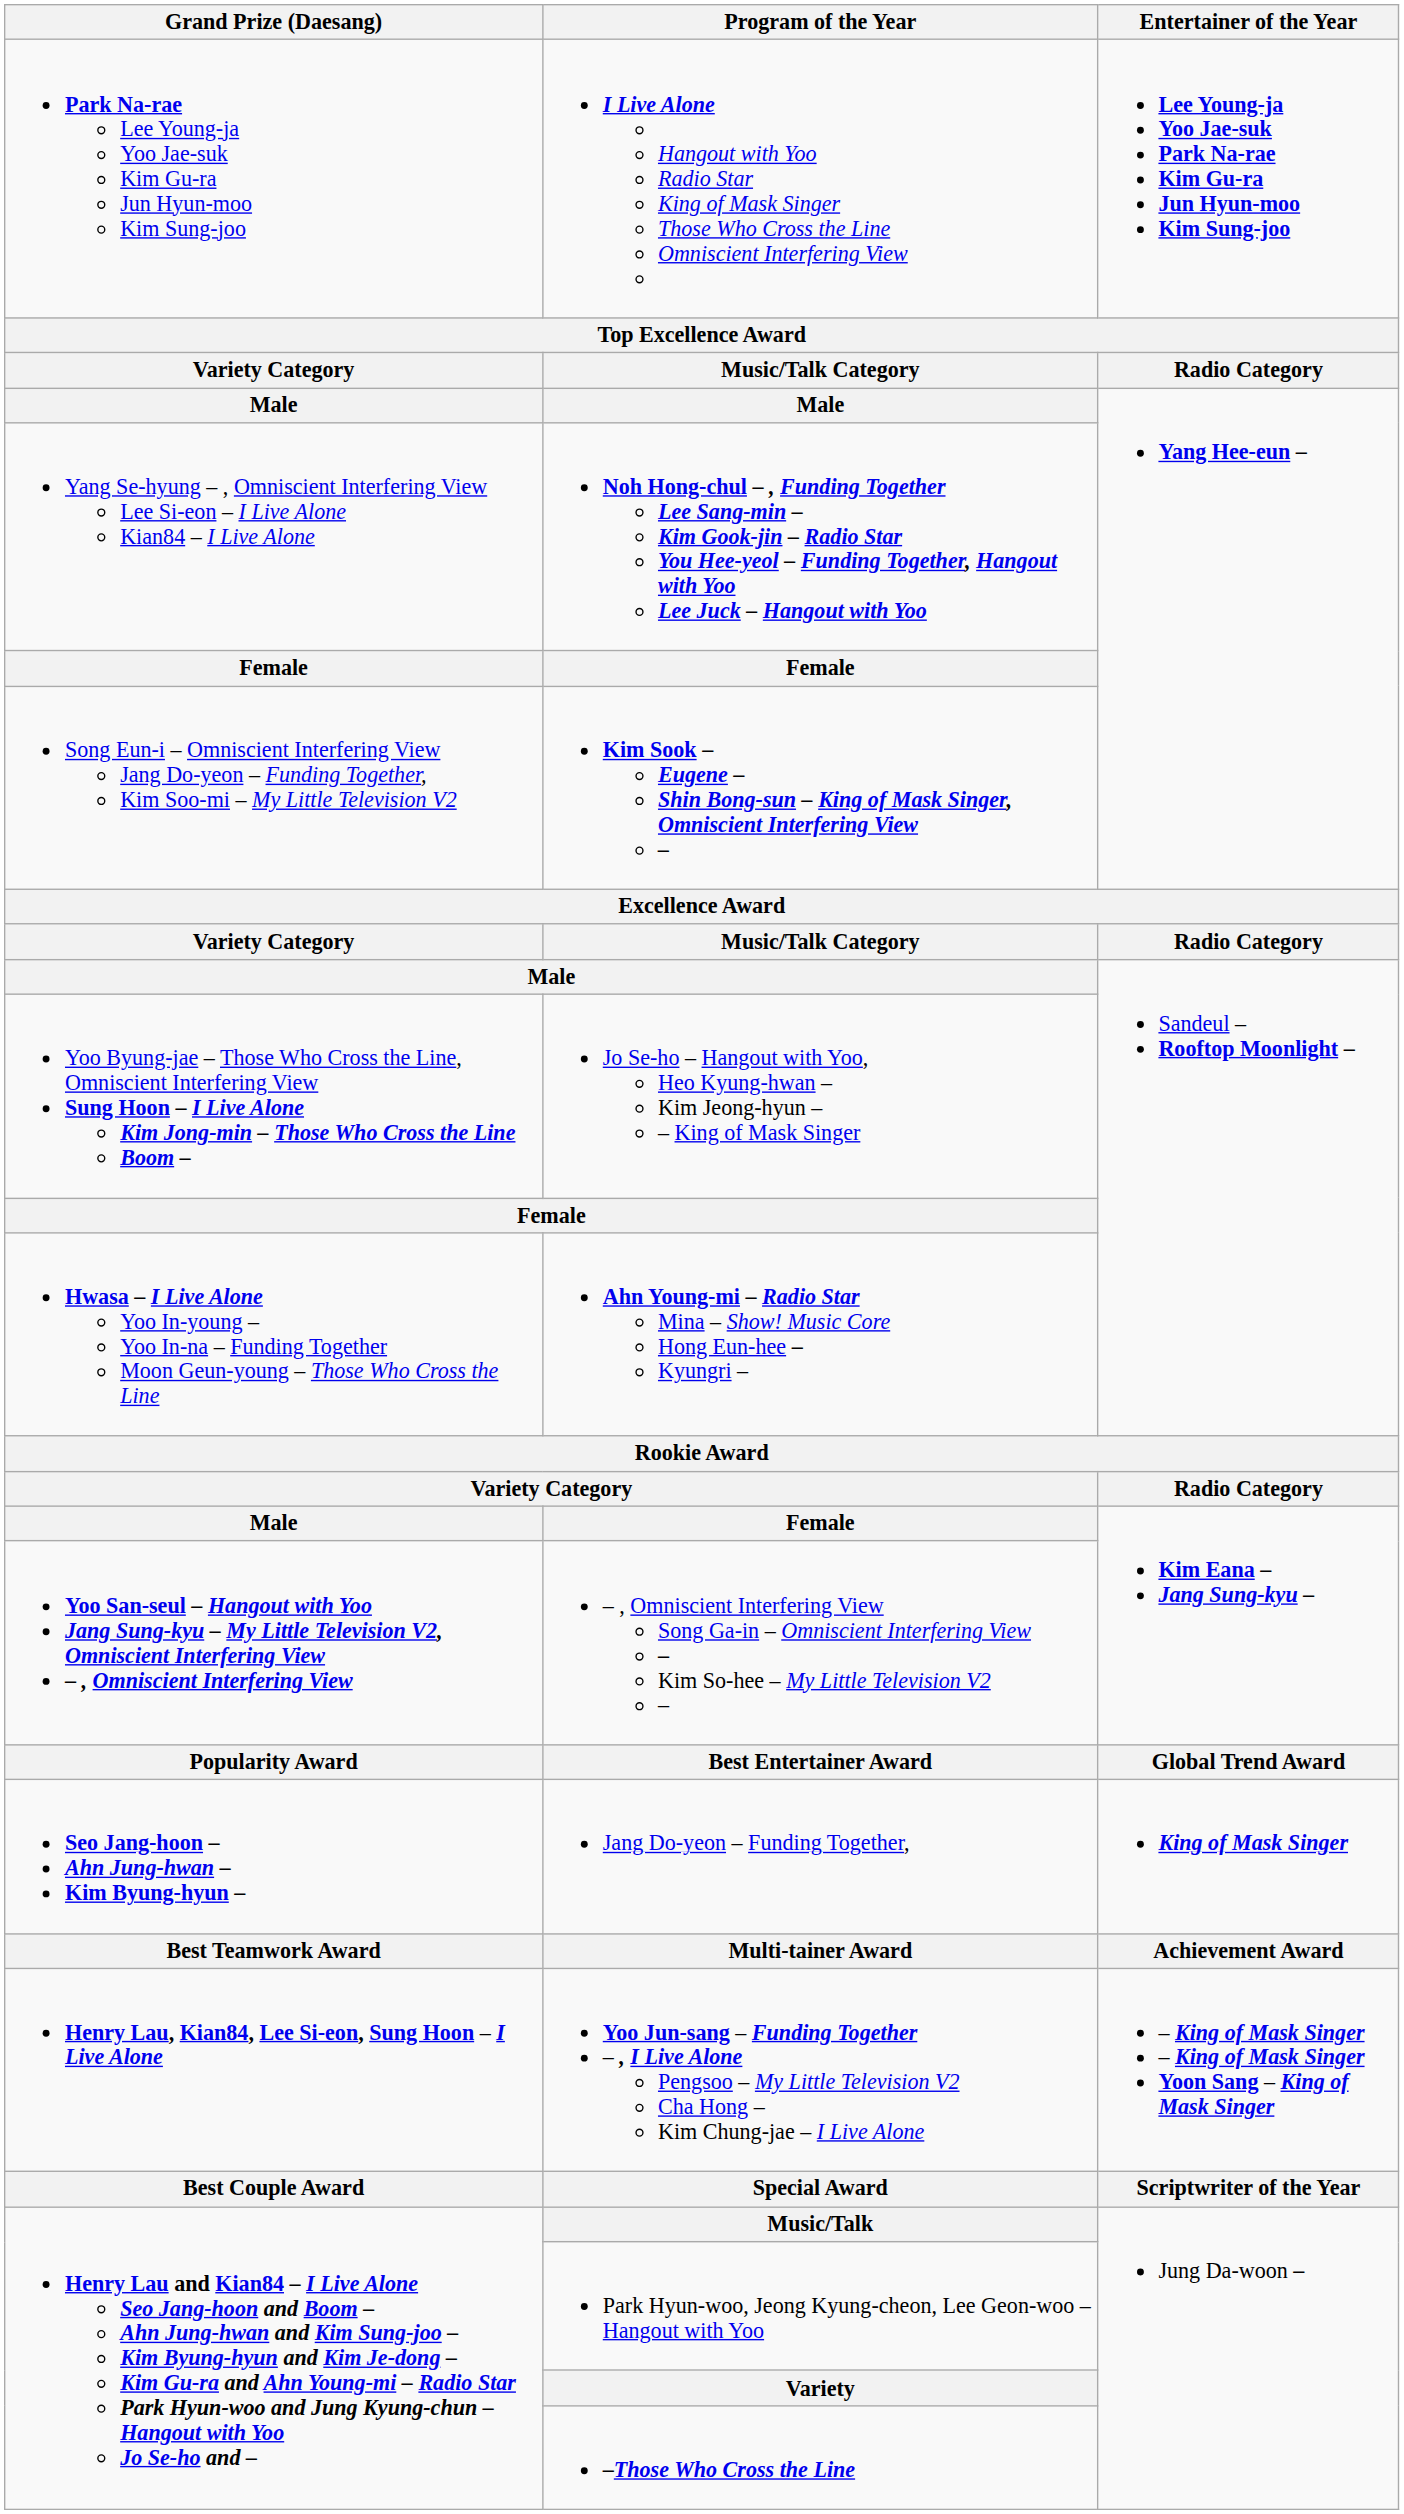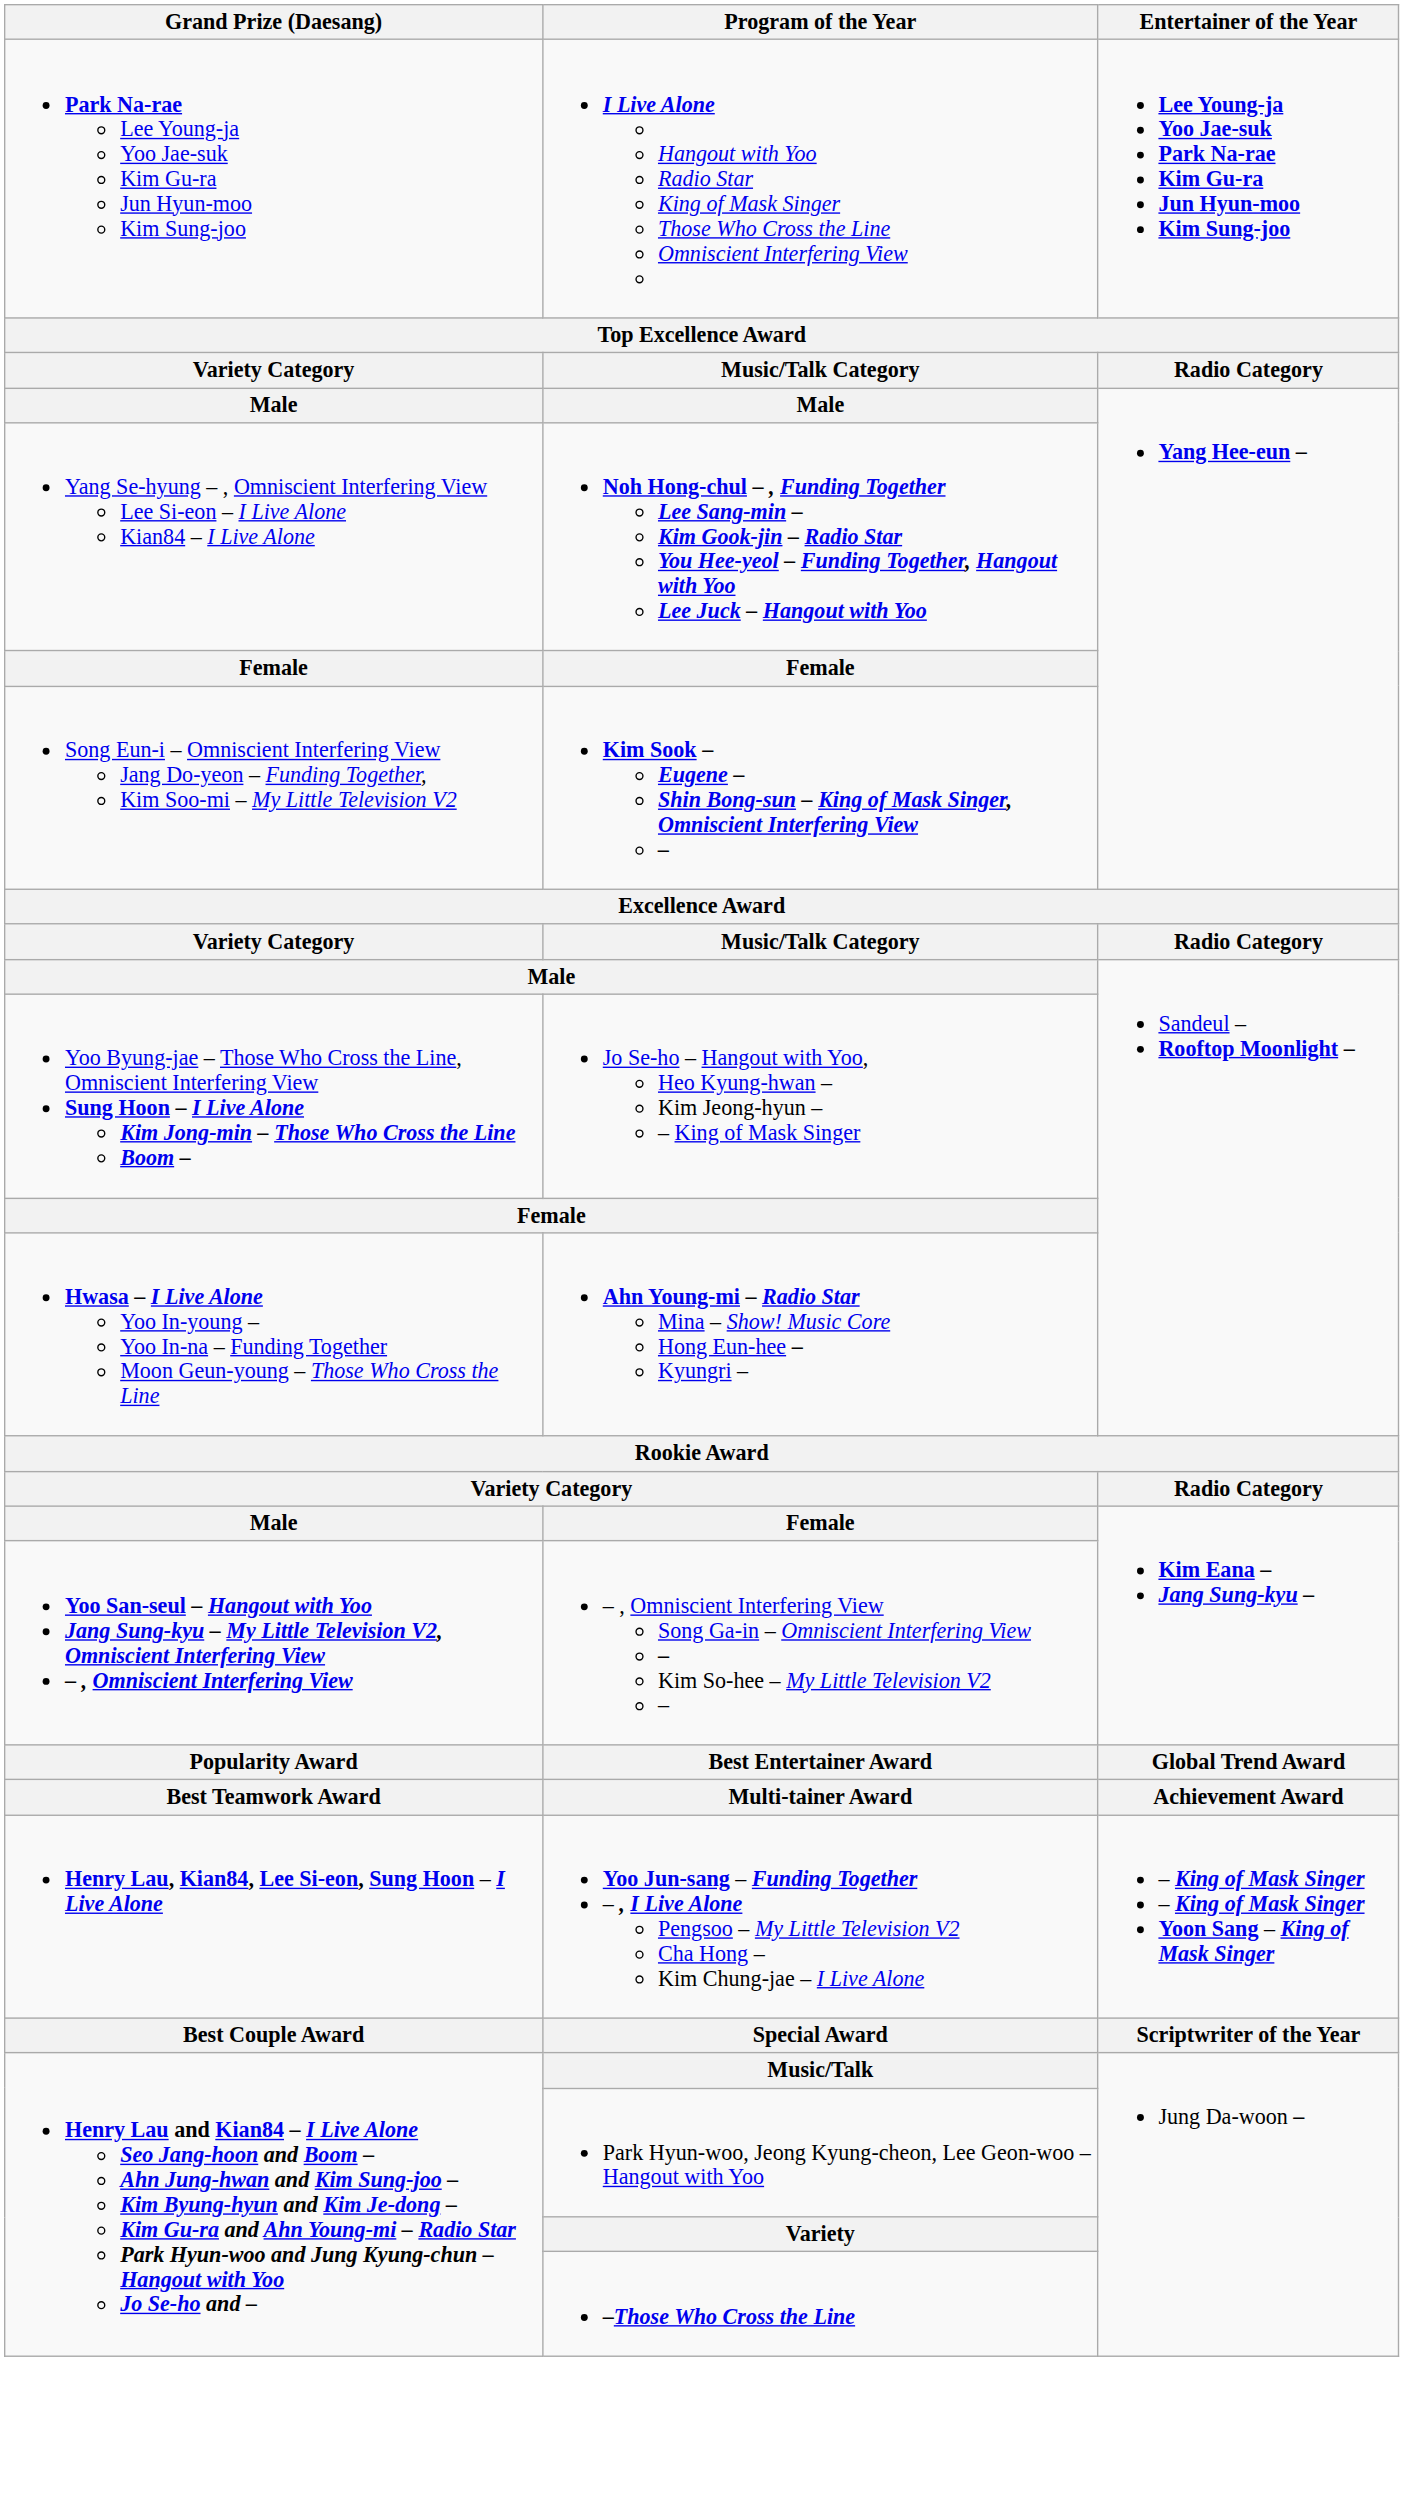- row: (820, 1844)
